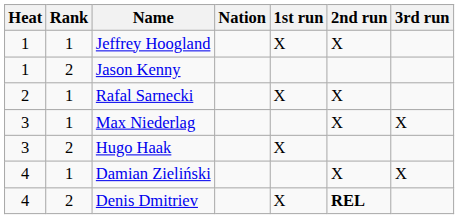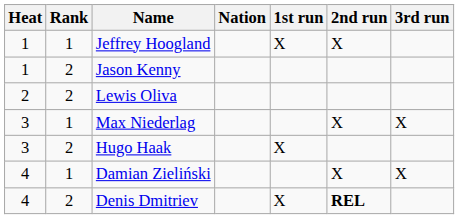- row: (145, 95)
+ row: (136, 95)
